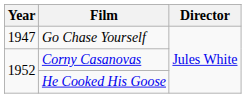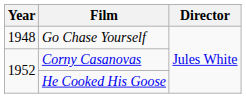(22, 37) 1947 -> (22, 37) 1948
